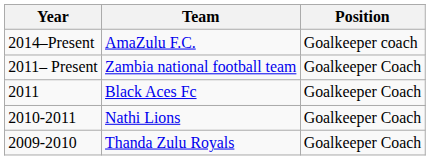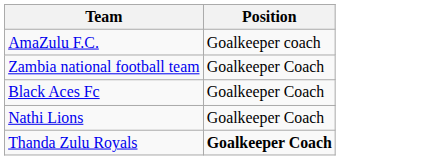- column: (53, 17)
(362, 142) normal -> (269, 142) bold
